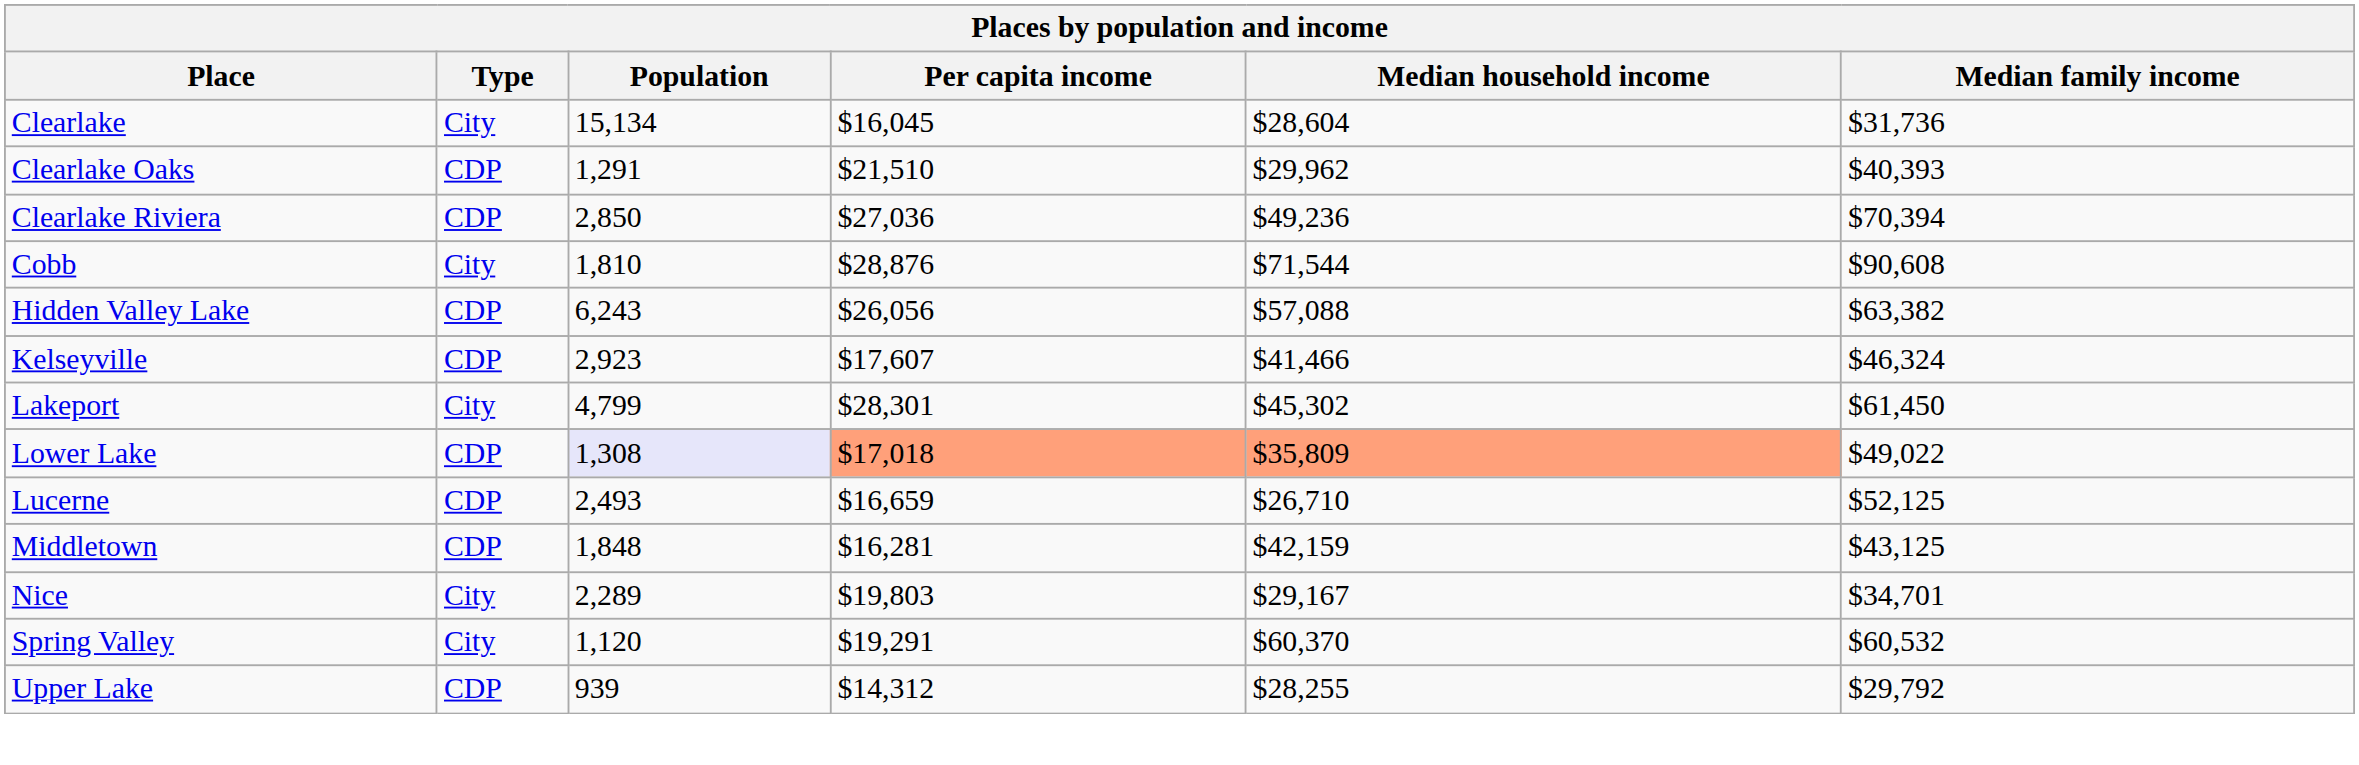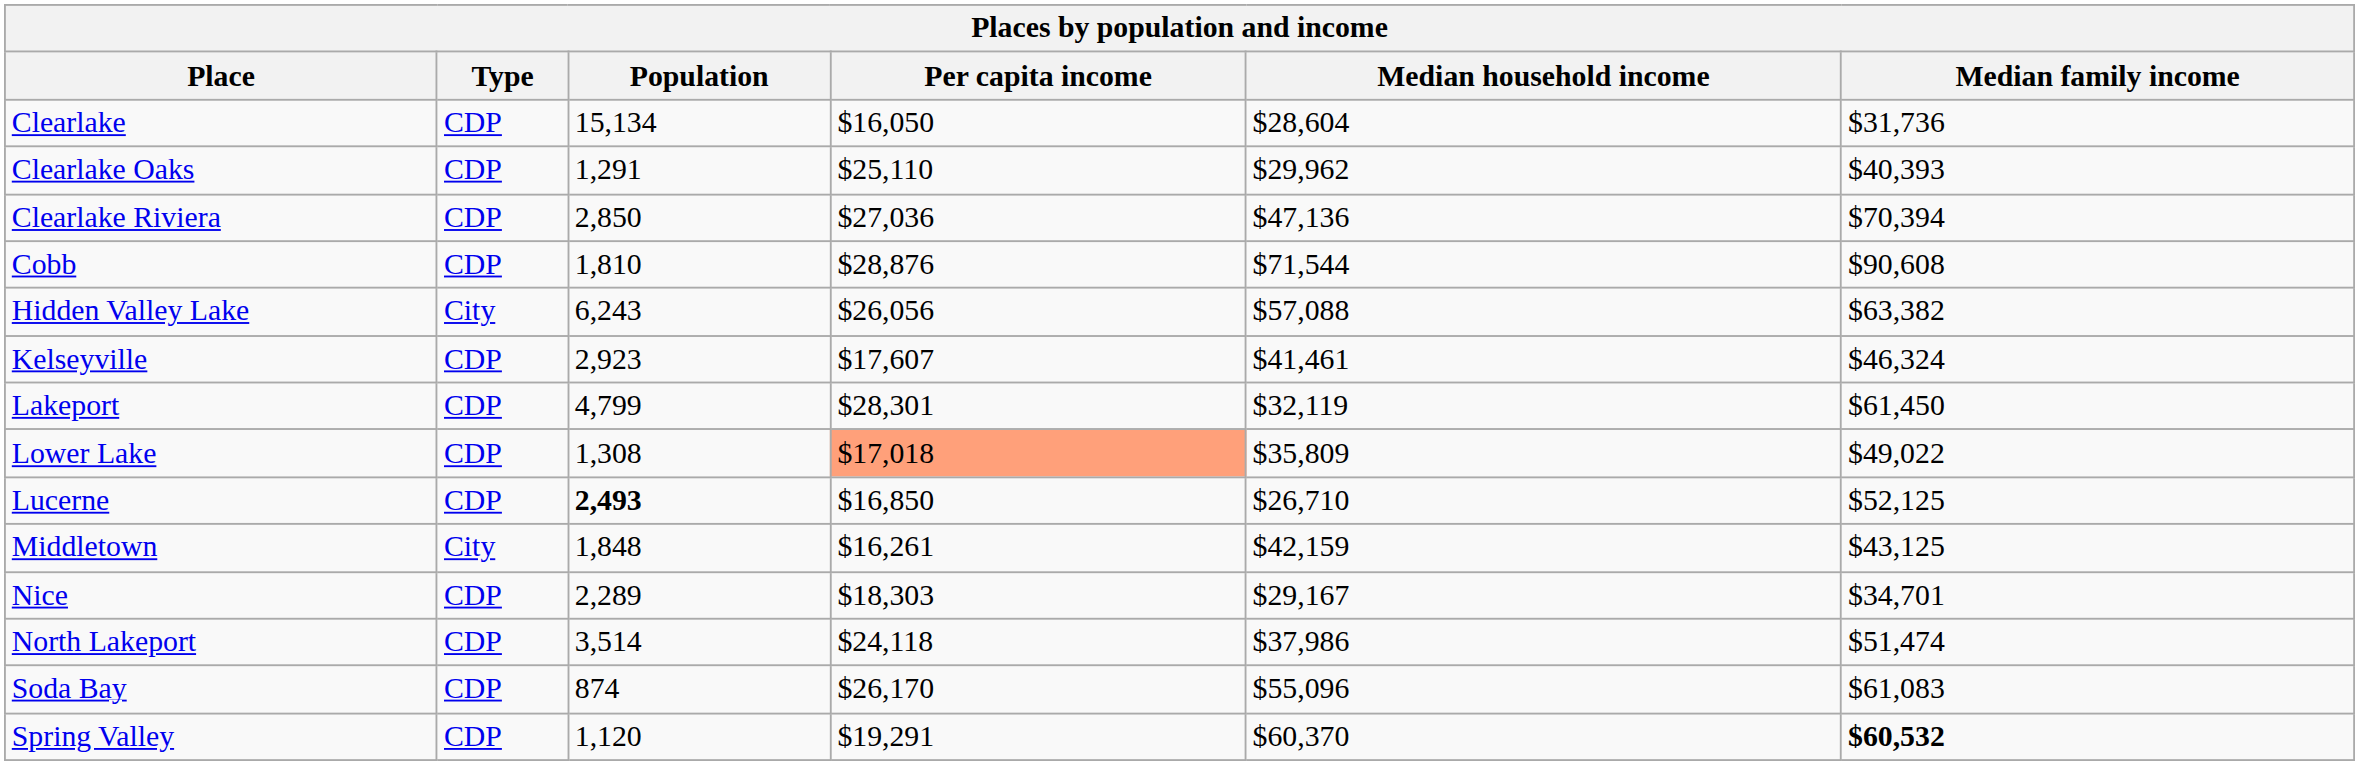(470, 122) City -> (473, 122) CDP
(886, 122) $16,045 -> (886, 122) $16,050
(886, 169) $21,510 -> (885, 169) $25,110
(1301, 216) $49,236 -> (1301, 216) $47,136
(470, 264) City -> (473, 264) CDP
(473, 311) CDP -> (470, 311) City
(1301, 358) $41,466 -> (1301, 358) $41,461
(470, 405) City -> (473, 405) CDP
(1301, 405) $45,302 -> (1300, 405) $32,119
(608, 452) lavender background -> (608, 452) no background
(1301, 452) lightsalmon background -> (1301, 452) no background
(608, 500) normal -> (608, 500) bold
(886, 500) $16,659 -> (886, 500) $16,850
(473, 547) CDP -> (470, 547) City
(886, 547) $16,281 -> (886, 547) $16,261
(470, 594) City -> (473, 594) CDP
(886, 594) $19,803 -> (886, 594) $18,303
+ row: (104, 641)
+ row: (69, 688)
(470, 641) City -> (473, 736) CDP
(1896, 641) normal -> (1896, 736) bold
- row: (82, 688)
